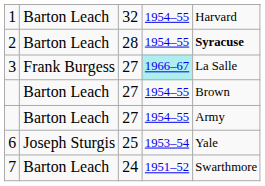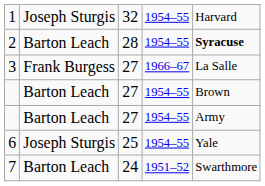(66, 17) Barton Leach -> (69, 17) Joseph Sturgis
(167, 67) paleturquoise background -> (167, 67) no background
(167, 142) 1953–54 -> (167, 142) 1954–55
